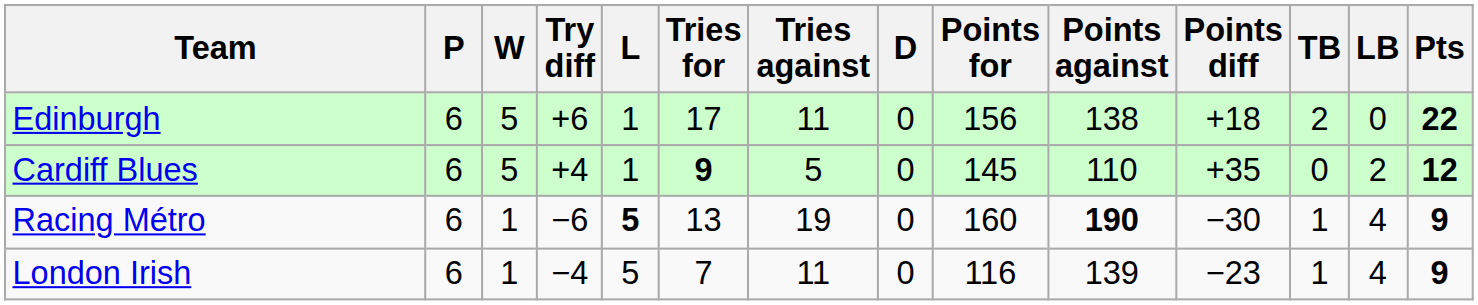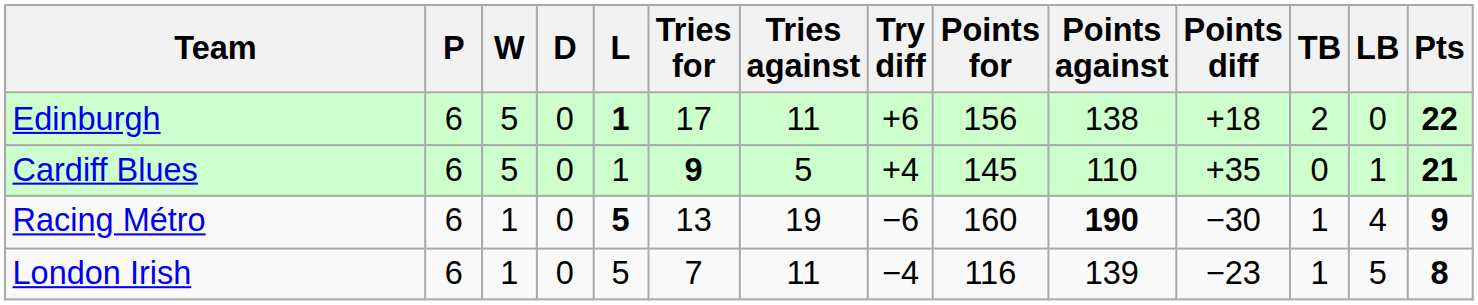columns swapped: (905, 48) <-> (570, 48)
(630, 118) normal -> (620, 118) bold
(1378, 169) 2 -> (1378, 169) 1
(1440, 169) 12 -> (1440, 169) 21
(1378, 272) 4 -> (1378, 272) 5
(1440, 272) 9 -> (1440, 272) 8
